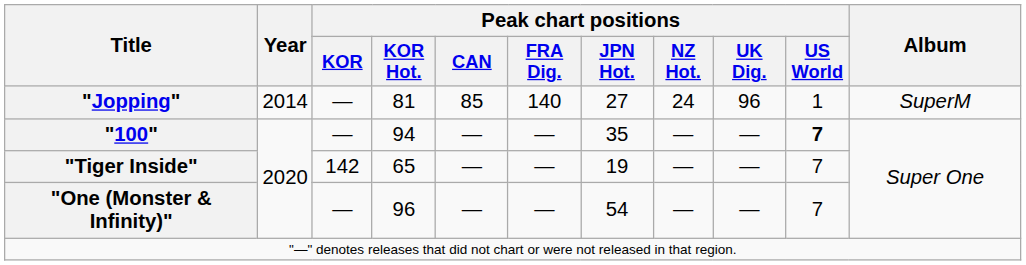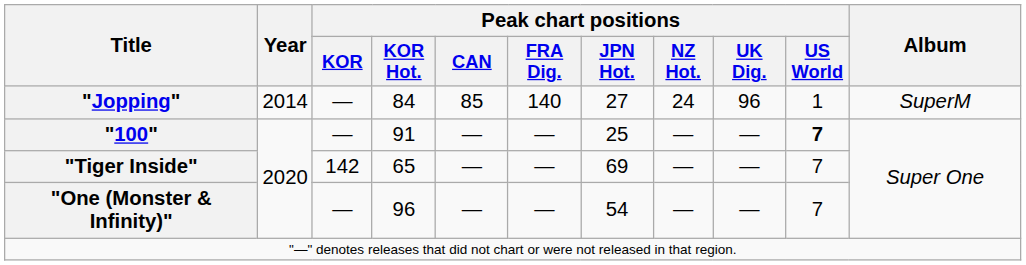(404, 102) 81 -> (404, 102) 84
(404, 134) 94 -> (404, 134) 91
(617, 134) 35 -> (617, 134) 25
(617, 166) 19 -> (617, 166) 69
